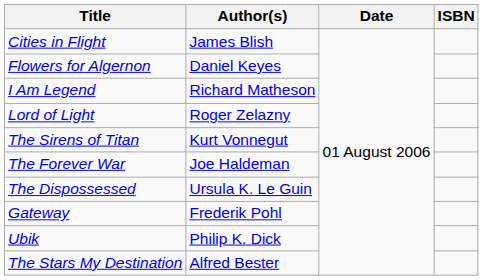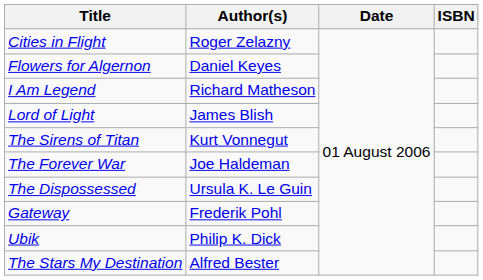(231, 41) James Blish -> (240, 41) Roger Zelazny
(240, 115) Roger Zelazny -> (231, 115) James Blish
